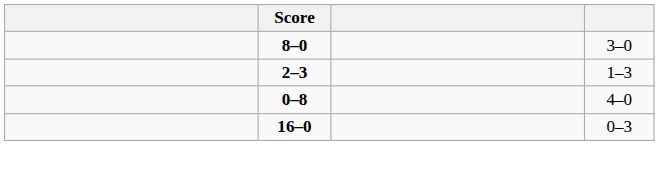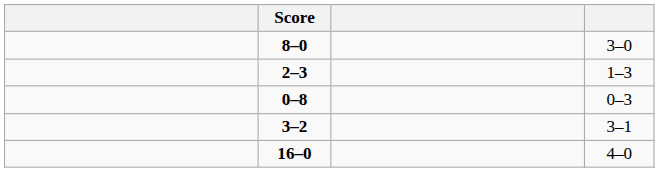(619, 99) 4–0 -> (619, 99) 0–3
+ row: (294, 126)
(619, 126) 0–3 -> (619, 153) 4–0
